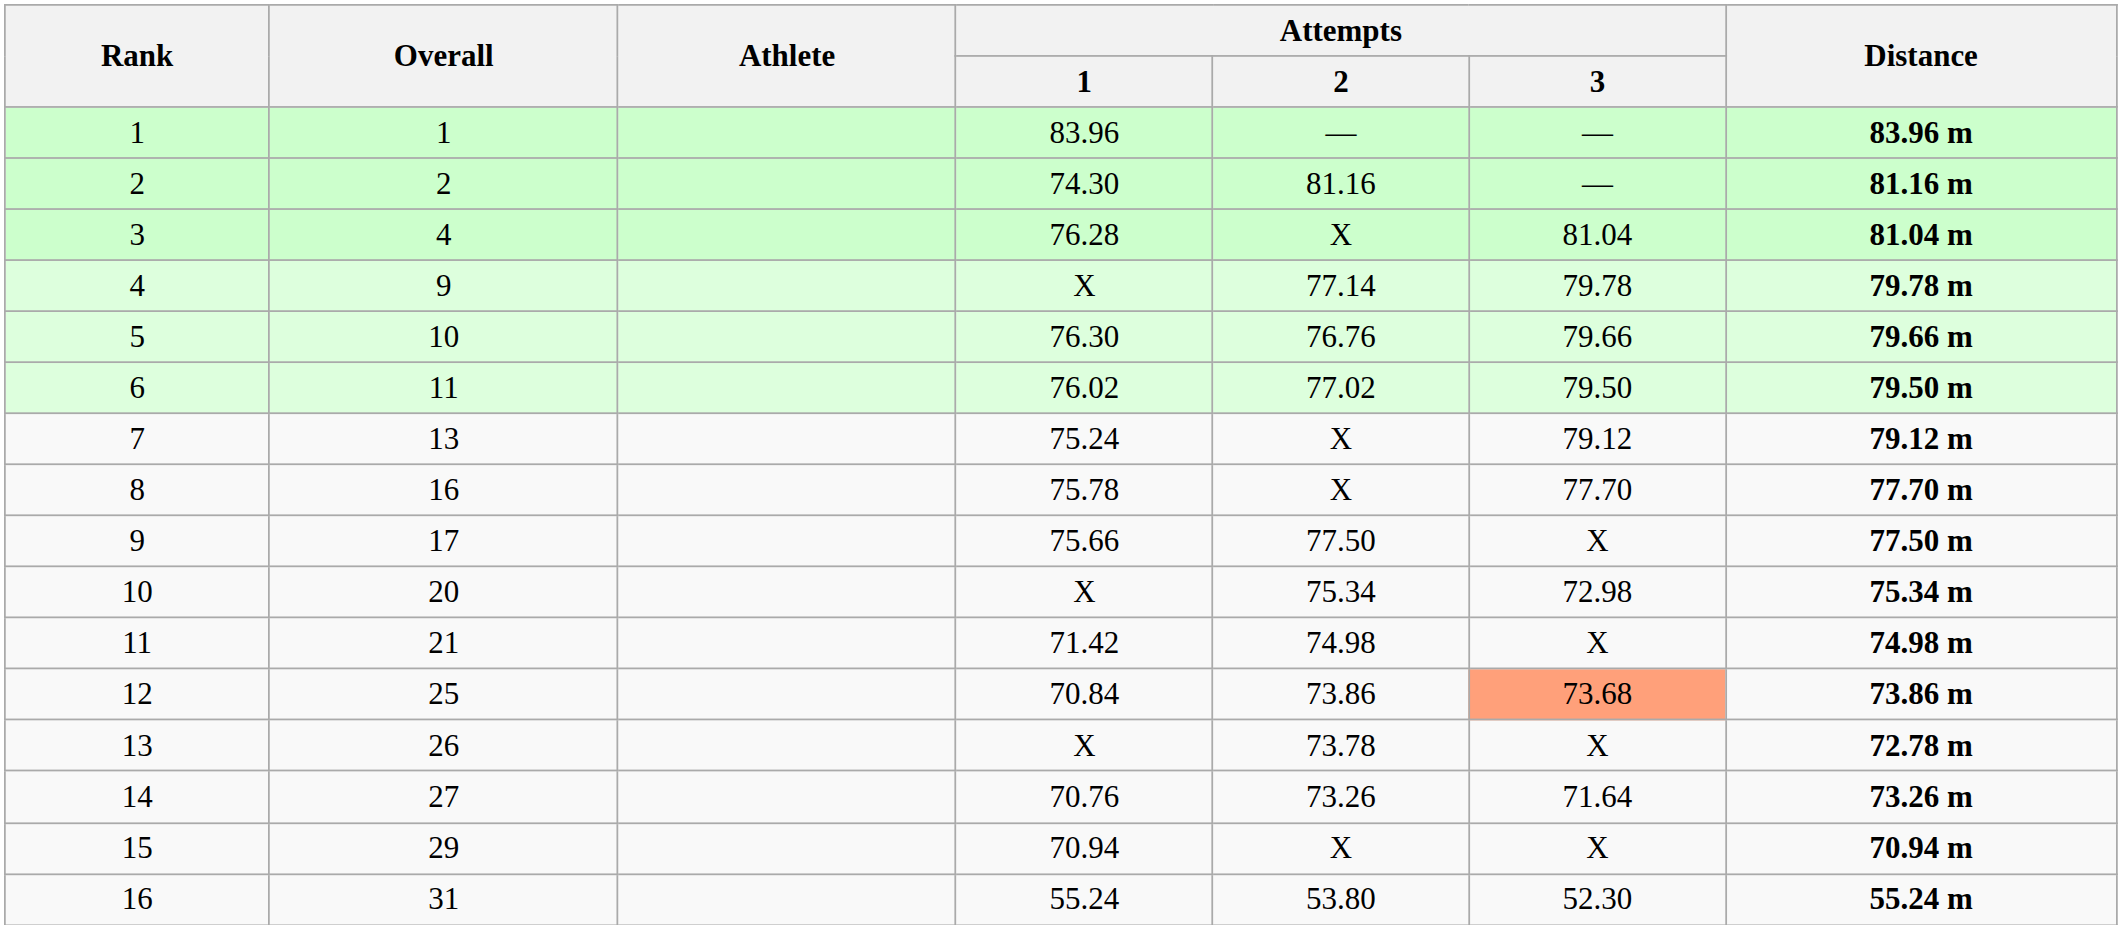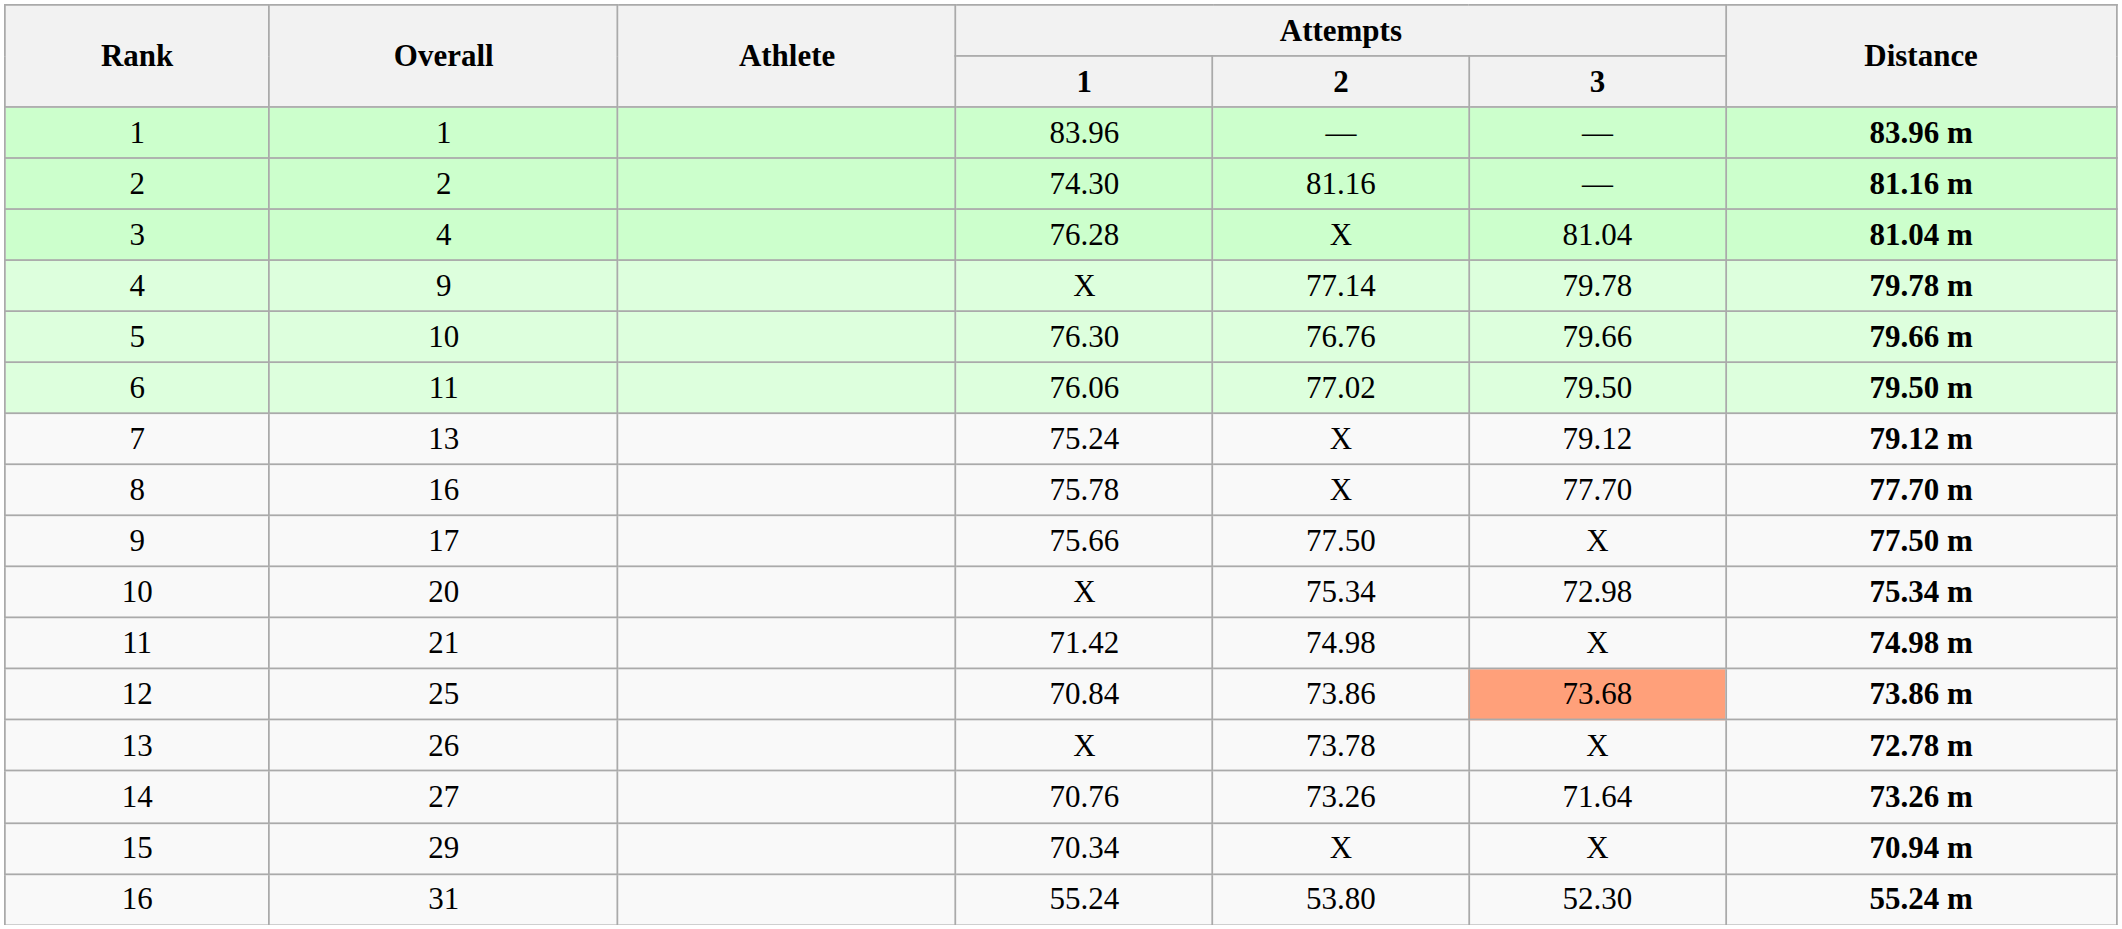(1084, 387) 76.02 -> (1084, 387) 76.06
(1084, 847) 70.94 -> (1084, 847) 70.34
